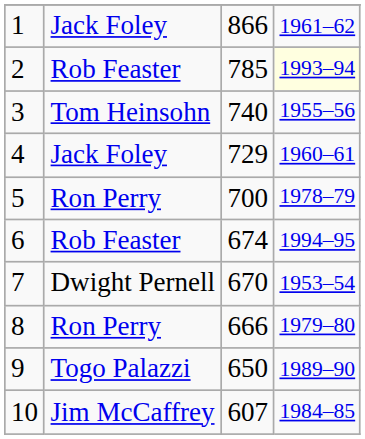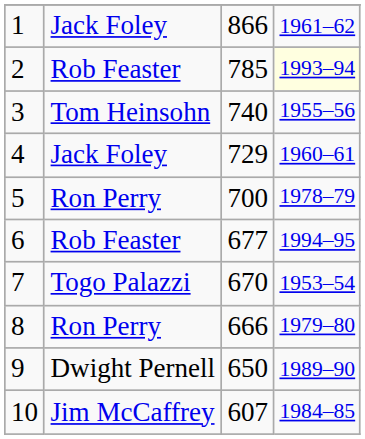(248, 240) 674 -> (248, 240) 677
(133, 283) Dwight Pernell -> (121, 283) Togo Palazzi
(121, 369) Togo Palazzi -> (133, 369) Dwight Pernell
